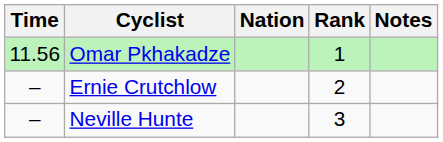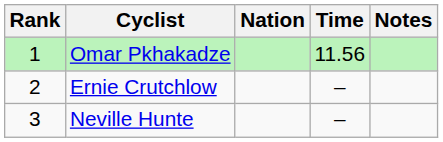columns swapped: (340, 20) <-> (35, 20)
